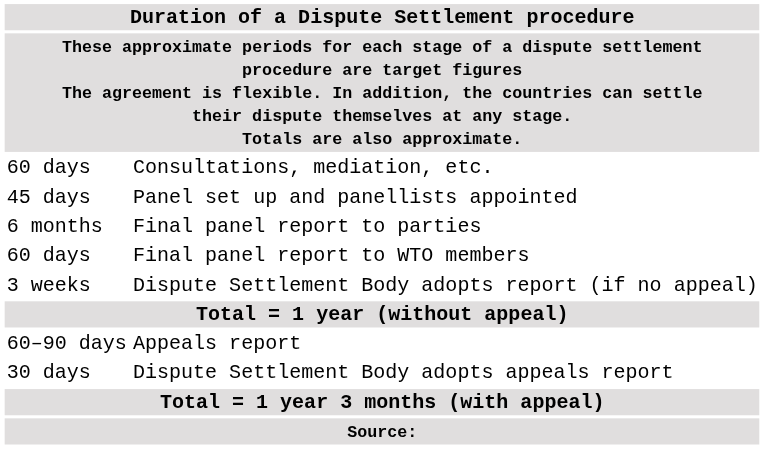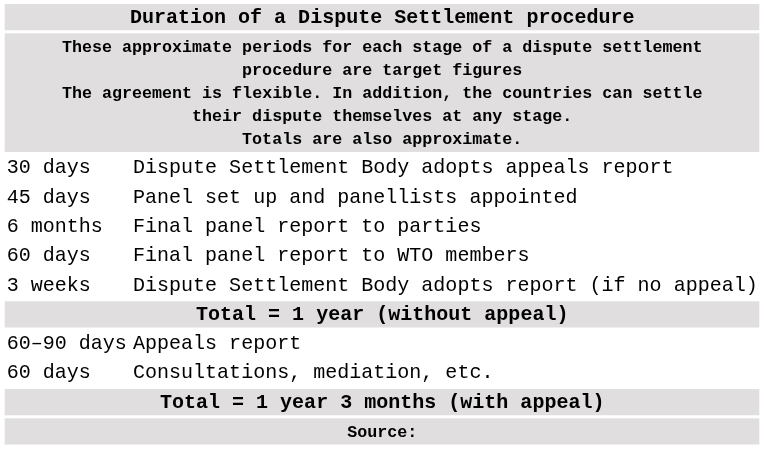rows swapped: (313, 168) <-> (403, 373)
